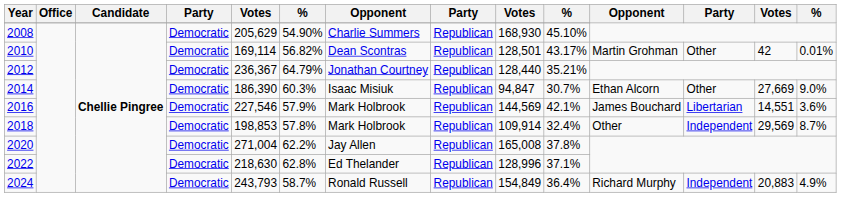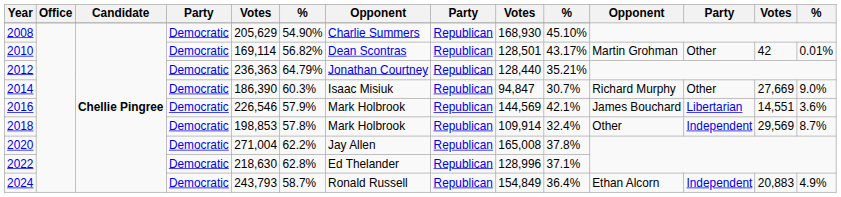(256, 70) 236,367 -> (256, 70) 236,363
(626, 88) Ethan Alcorn -> (634, 88) Richard Murphy
(256, 107) 227,546 -> (256, 107) 226,546
(634, 182) Richard Murphy -> (626, 182) Ethan Alcorn
